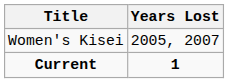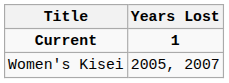rows swapped: (66, 65) <-> (66, 41)
